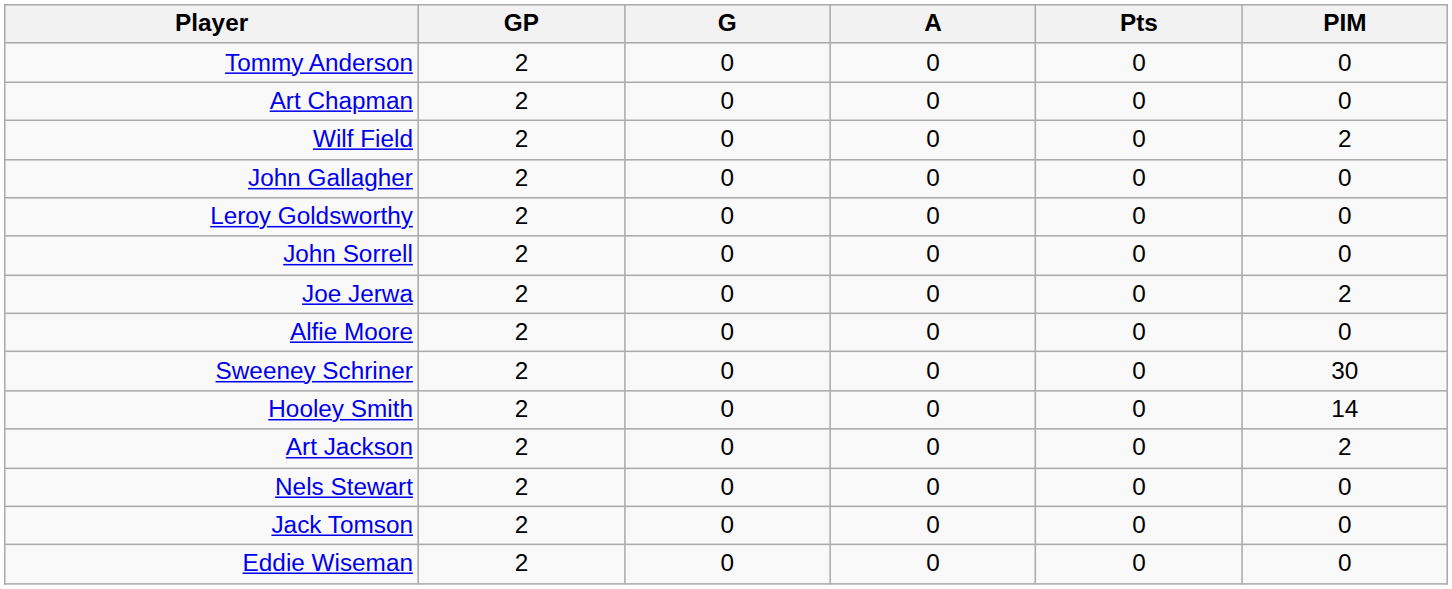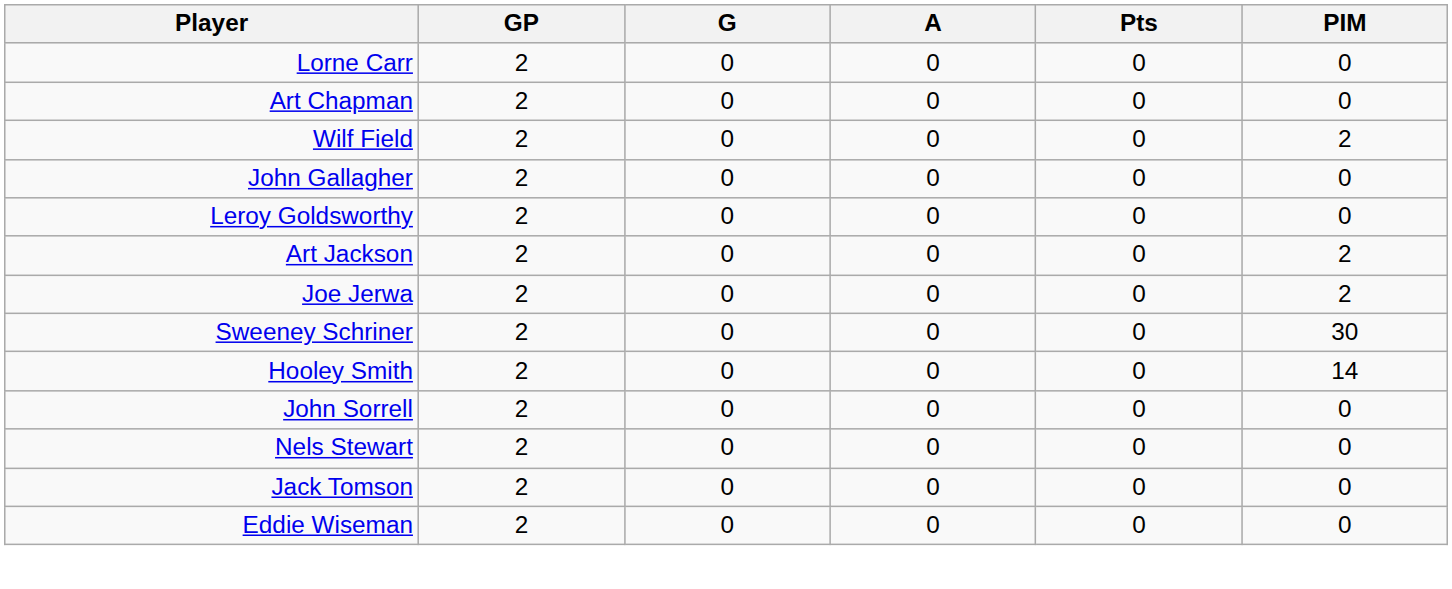- row: (319, 62)
+ row: (355, 62)
rows swapped: (349, 448) <-> (348, 255)
- row: (351, 332)
